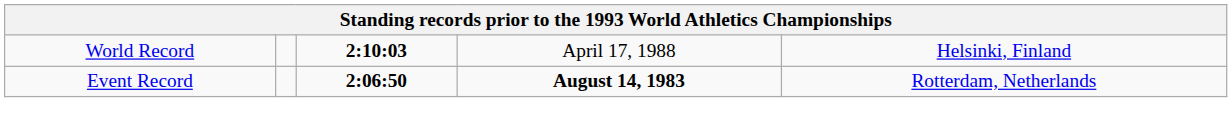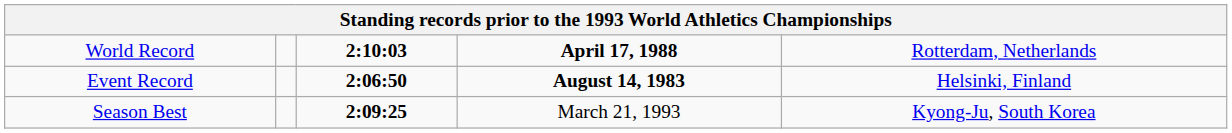(619, 50) normal -> (619, 50) bold
(1004, 50) Helsinki, Finland -> (1004, 50) Rotterdam, Netherlands
(1004, 81) Rotterdam, Netherlands -> (1004, 81) Helsinki, Finland
+ row: (140, 111)
